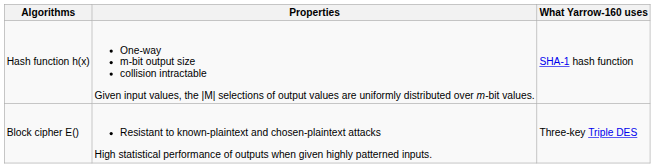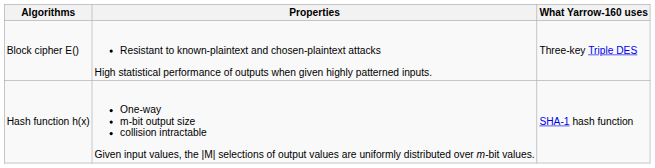rows swapped: (48, 62) <-> (43, 133)
